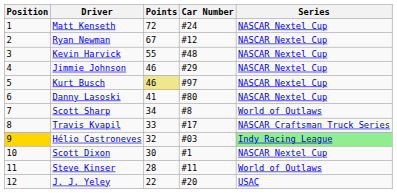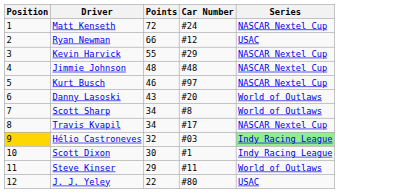(151, 40) 67 -> (151, 40) 66
(283, 40) NASCAR Nextel Cup -> (249, 40) USAC
(189, 54) #48 -> (189, 54) #29
(151, 68) 46 -> (151, 68) 48
(189, 68) #29 -> (189, 68) #48
(151, 82) khaki background -> (151, 82) no background
(151, 97) 41 -> (151, 97) 43
(189, 97) #80 -> (189, 97) #20
(283, 97) NASCAR Nextel Cup -> (280, 97) World of Outlaws
(151, 125) 33 -> (151, 125) 34
(314, 125) NASCAR Craftsman Truck Series -> (283, 125) NASCAR Nextel Cup
(283, 153) NASCAR Nextel Cup -> (285, 153) Indy Racing League
(151, 168) 28 -> (151, 168) 29
(189, 182) #20 -> (189, 182) #80
